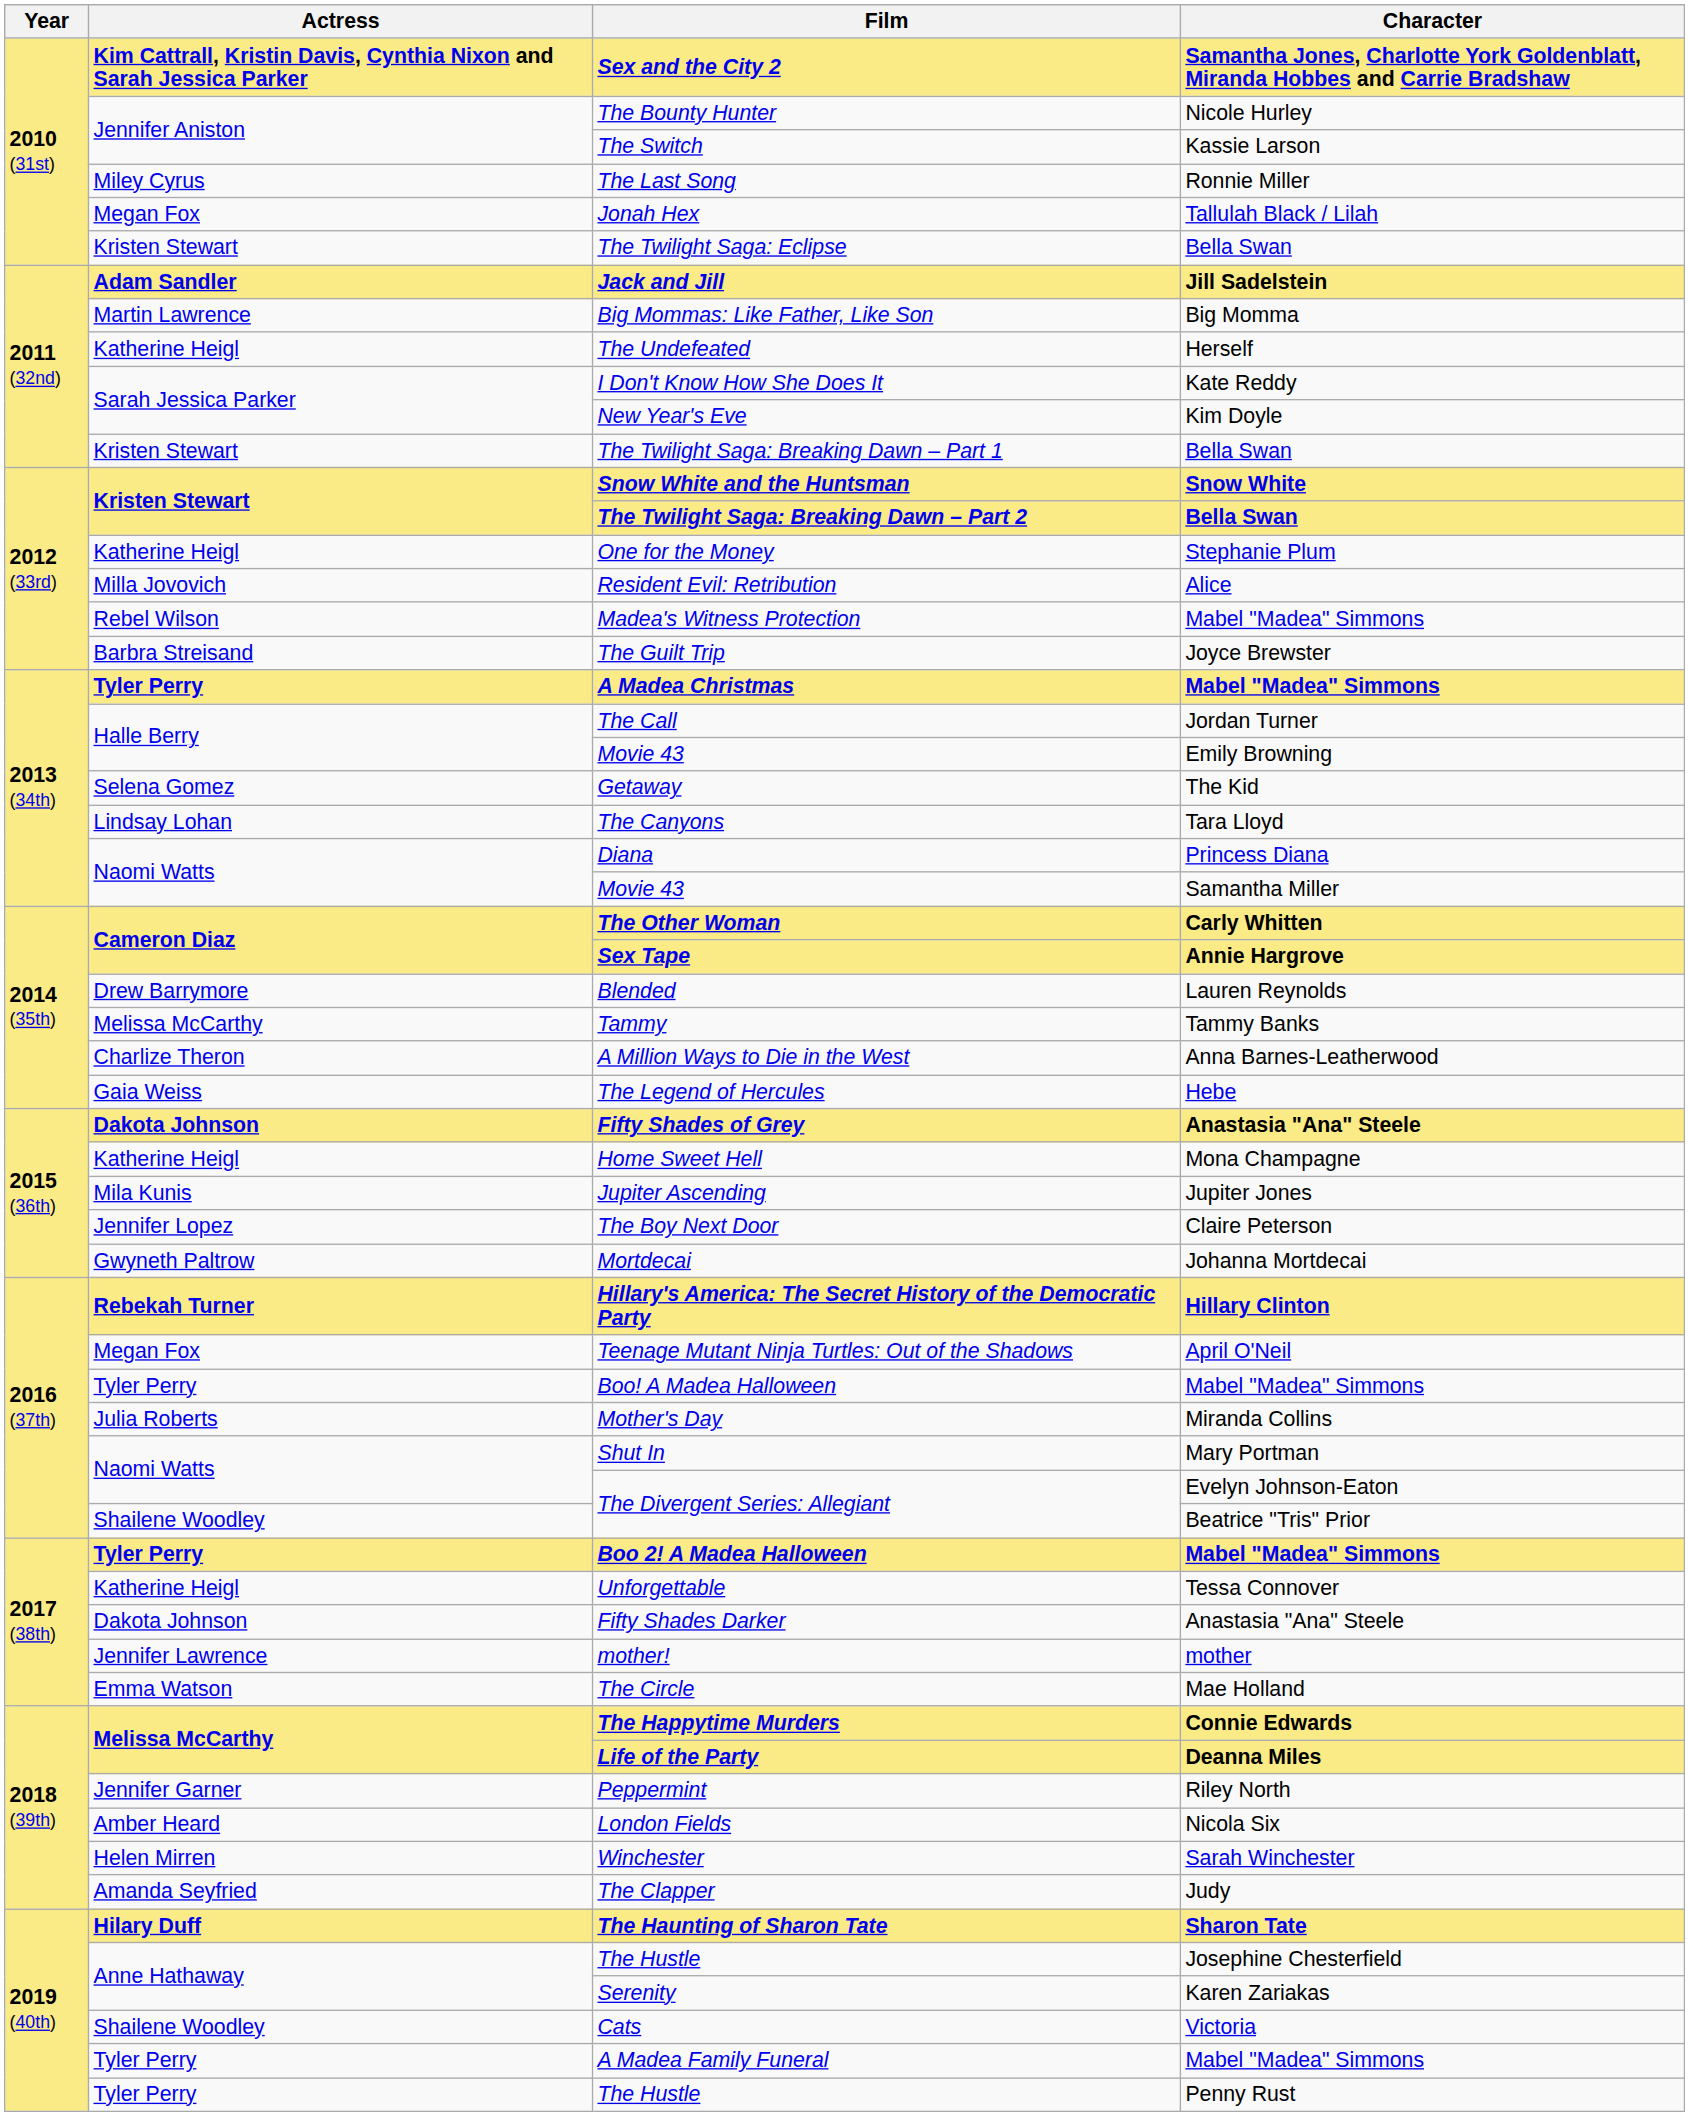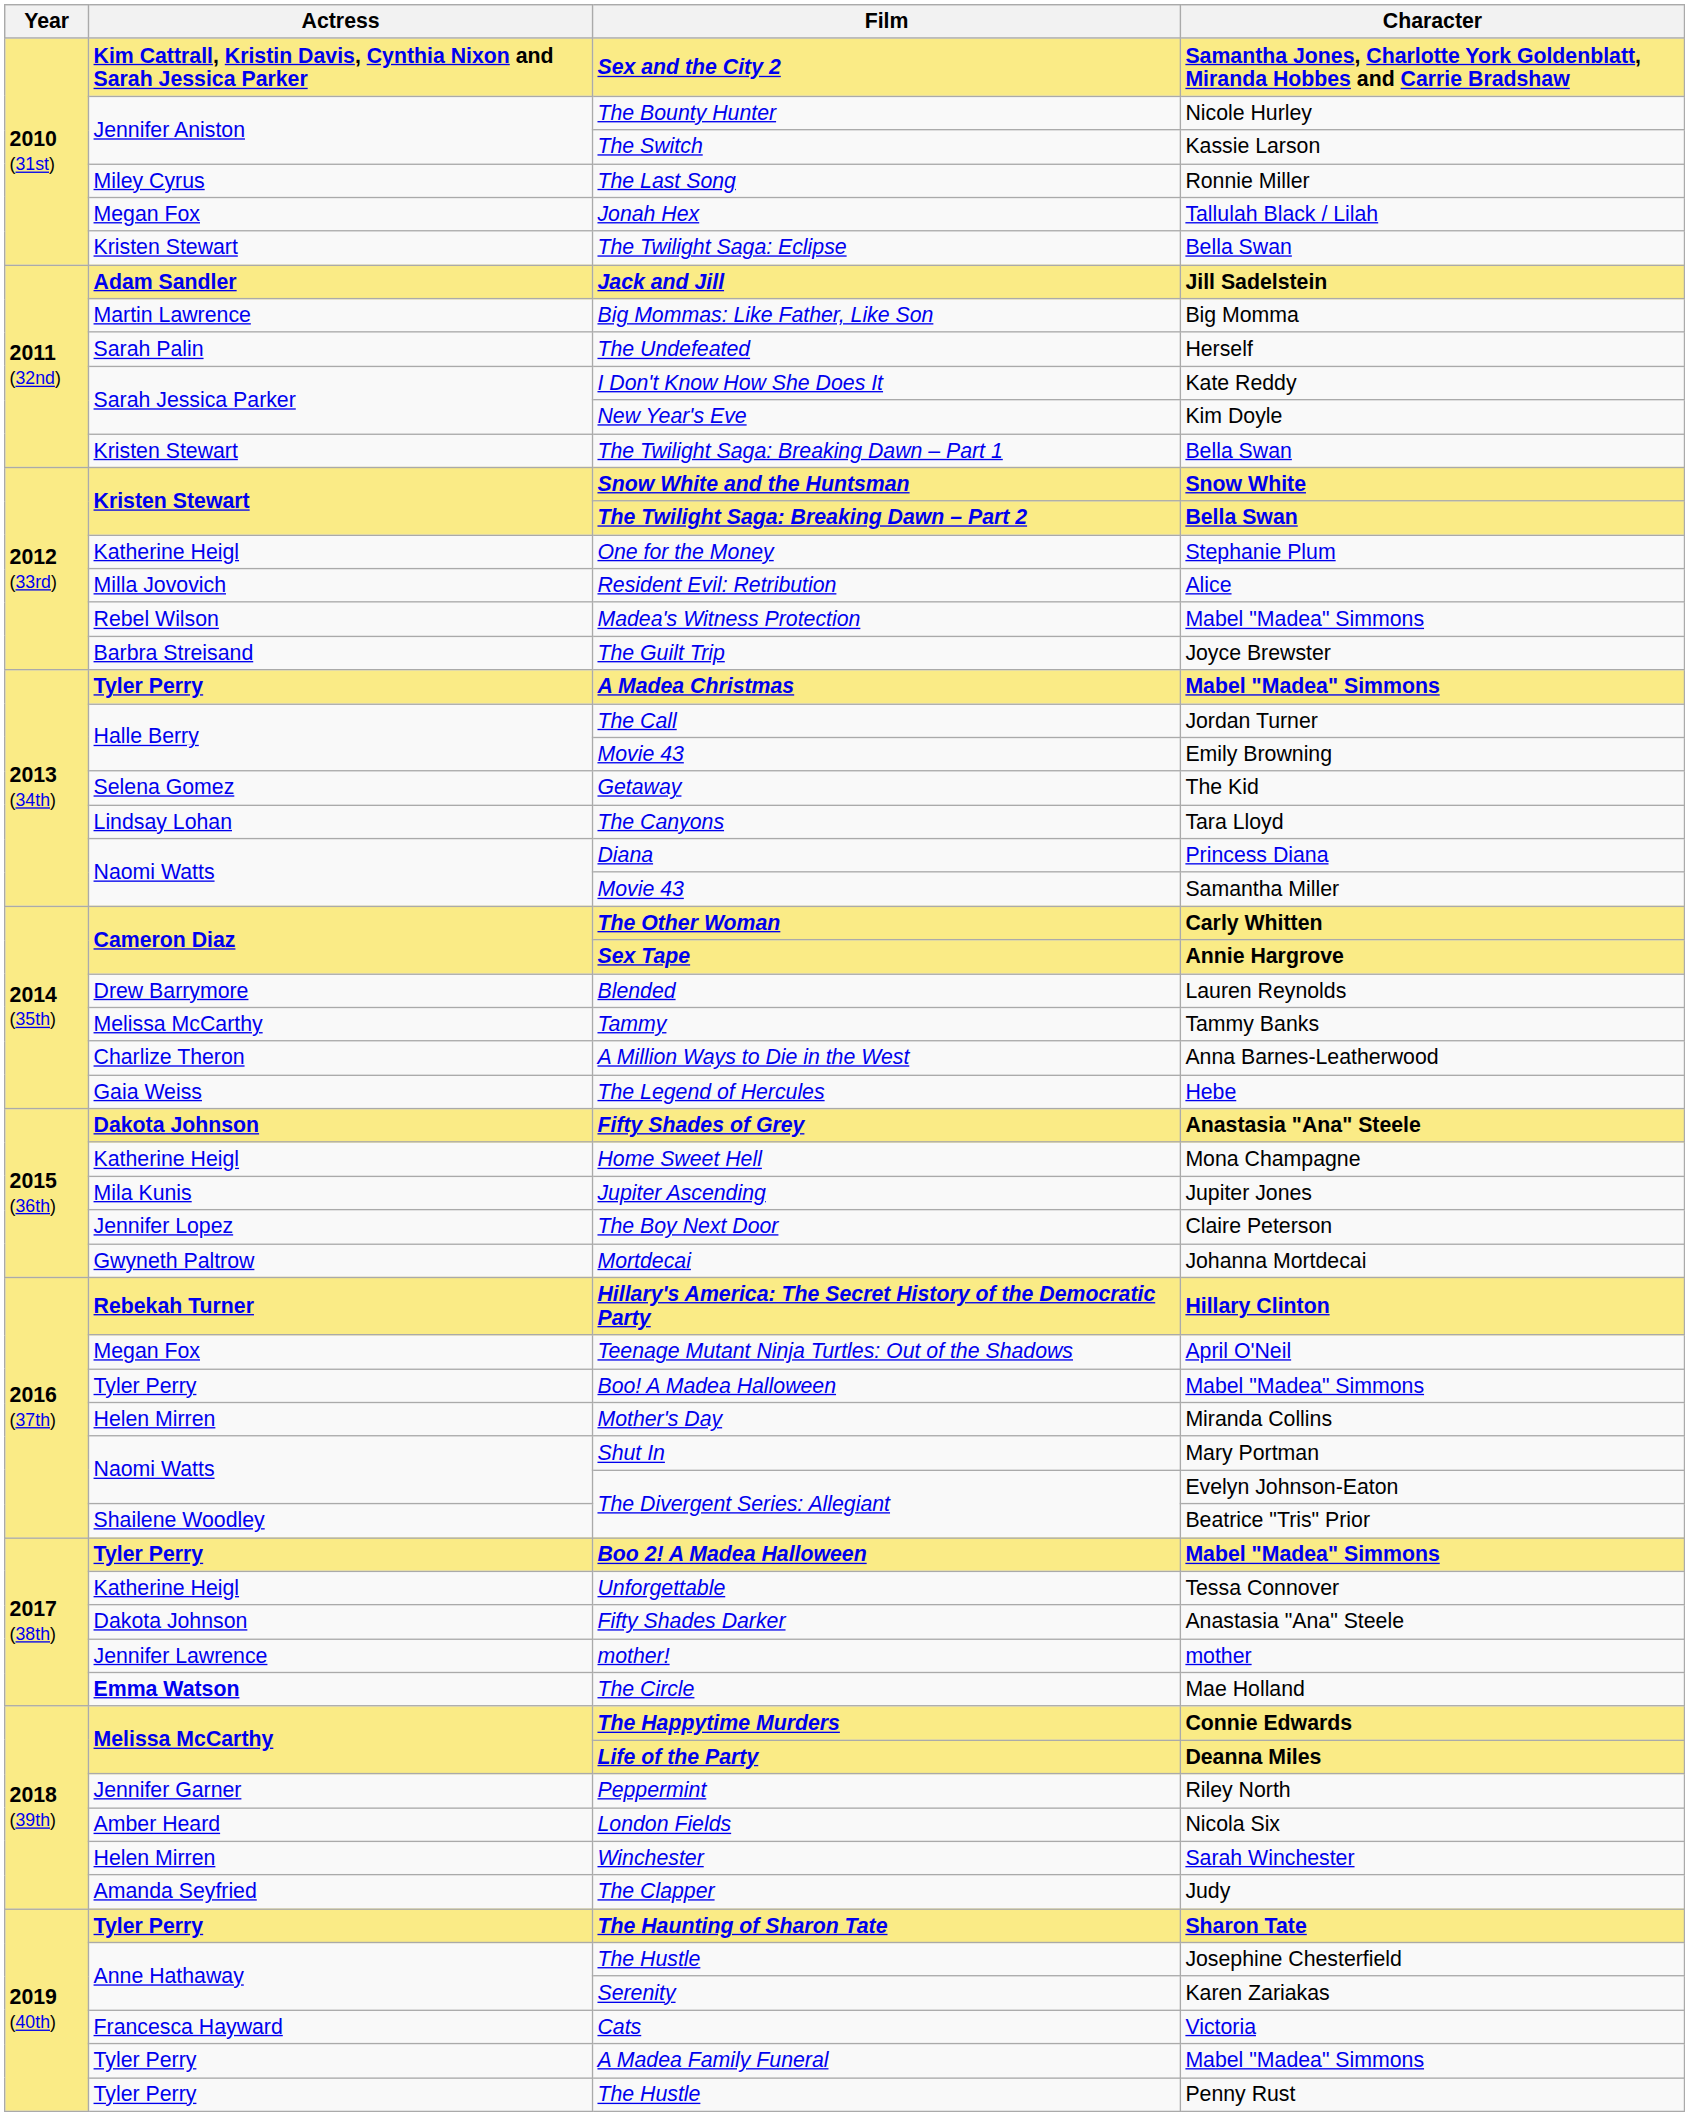(166, 349) Katherine Heigl -> (149, 349) Sarah Palin
(156, 1419) Julia Roberts -> (154, 1419) Helen Mirren
(163, 1689) normal -> (166, 1689) bold
(147, 1925) Hilary Duff -> (148, 1925) Tyler Perry
(179, 2026) Shailene Woodley -> (188, 2026) Francesca Hayward
